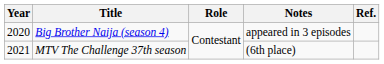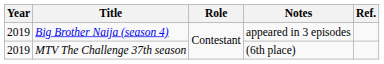(19, 31) 2020 -> (19, 31) 2019
(19, 50) 2021 -> (19, 50) 2019
